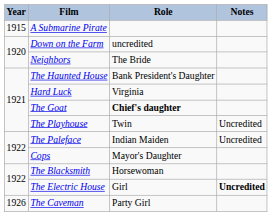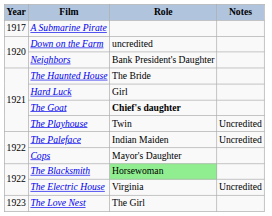(16, 28) 1915 -> (16, 28) 1917
(131, 60) The Bride -> (163, 60) Bank President's Daughter
(163, 76) Bank President's Daughter -> (131, 76) The Bride
(128, 92) Virginia -> (120, 92) Girl
(138, 171) no background -> (138, 171) lightgreen background
(120, 187) Girl -> (128, 187) Virginia
(242, 187) bold -> (240, 187) normal
+ row: (58, 203)
- row: (57, 203)
